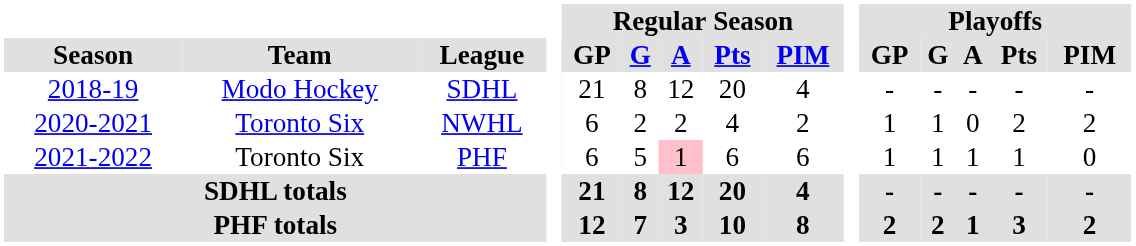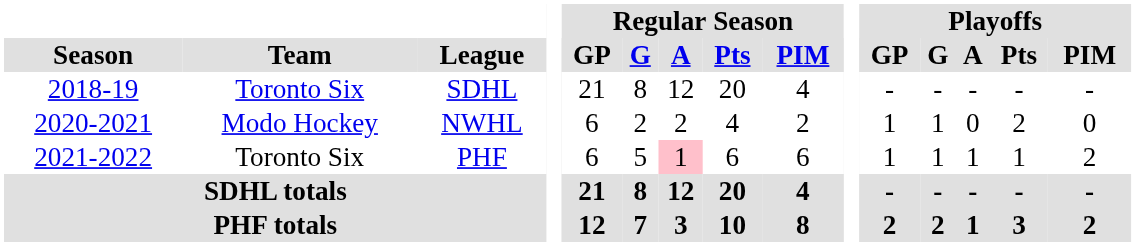(300, 88) Modo Hockey -> (300, 88) Toronto Six
(300, 122) Toronto Six -> (300, 122) Modo Hockey
(1090, 122) 2 -> (1090, 122) 0
(1090, 156) 0 -> (1090, 156) 2
